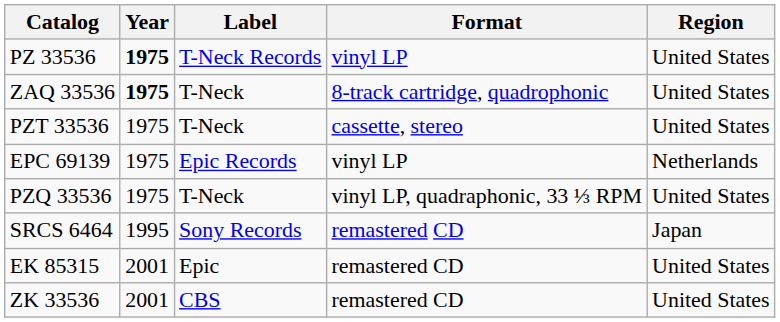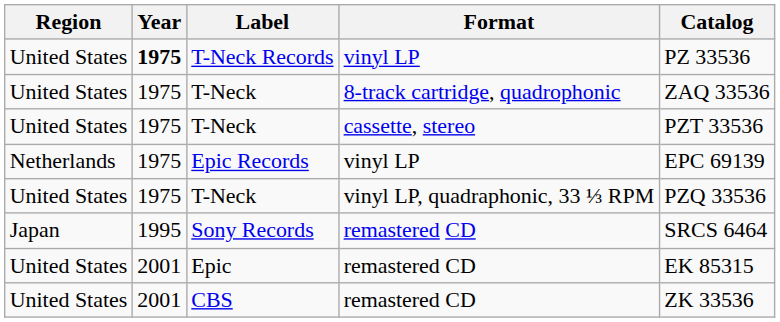columns swapped: (711, 21) <-> (62, 21)
(147, 91) bold -> (159, 91) normal
